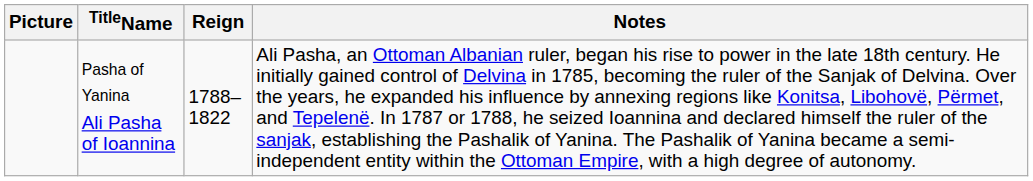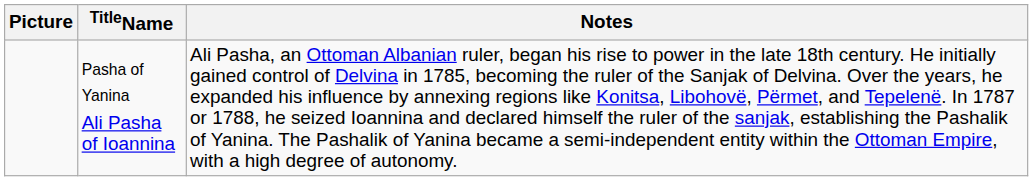- column: (218, 22)
